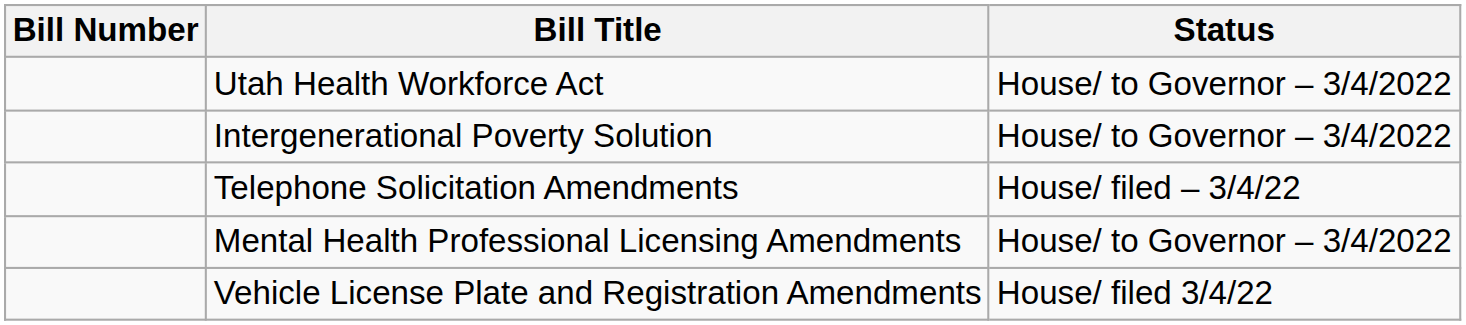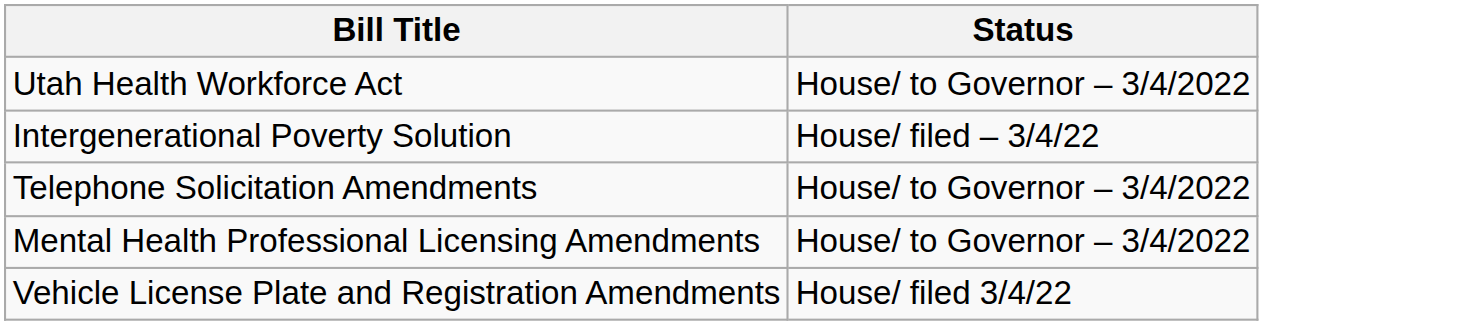- column: (106, 30)
(1224, 135) House/ to Governor – 3/4/2022 -> (948, 135) House/ filed – 3/4/22
(1149, 188) House/ filed – 3/4/22 -> (1023, 188) House/ to Governor – 3/4/2022
